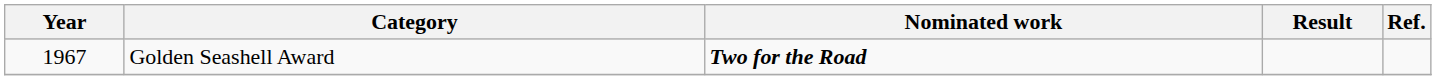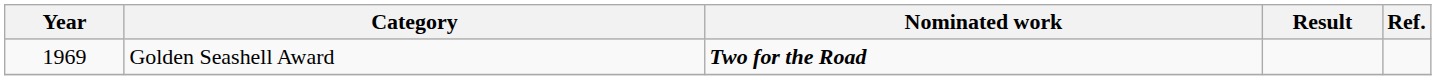(65, 56) 1967 -> (65, 56) 1969
